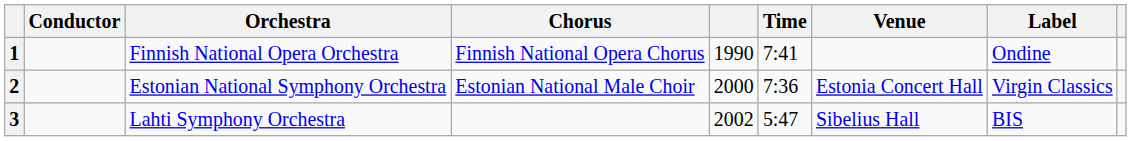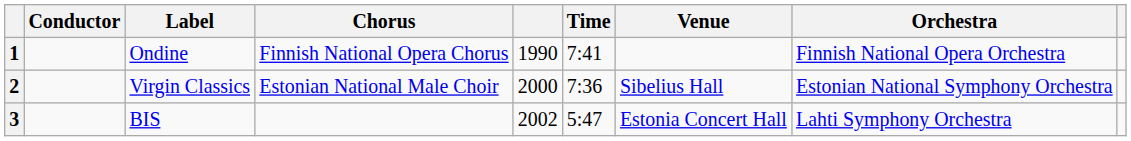columns swapped: (288, 21) <-> (1052, 21)
(899, 86) Estonia Concert Hall -> (672, 86) Sibelius Hall
(868, 119) Sibelius Hall -> (703, 119) Estonia Concert Hall
